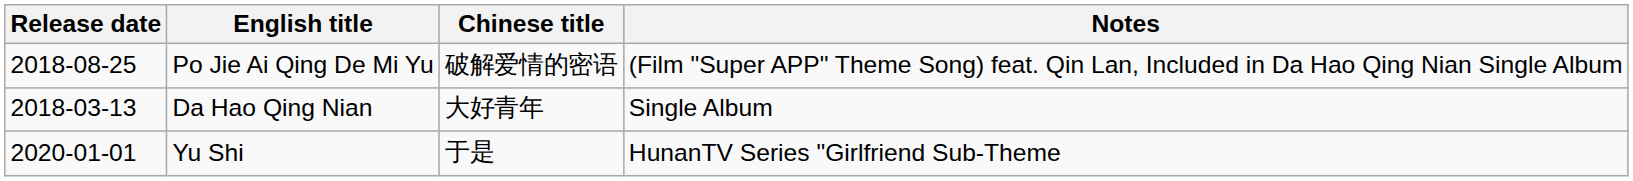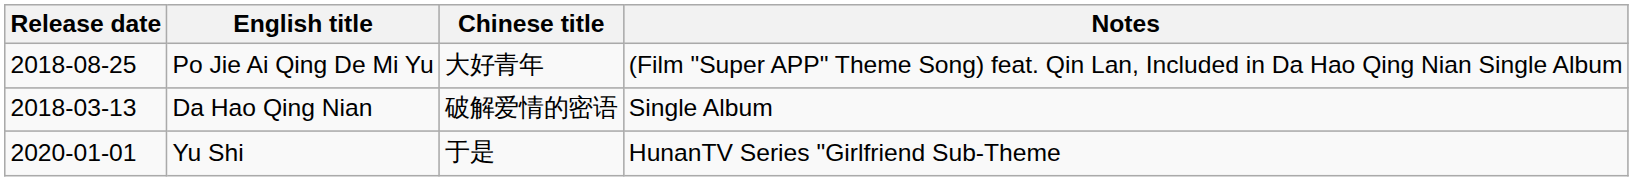(531, 64) 破解爱情的密语 -> (494, 64) 大好青年
(494, 108) 大好青年 -> (531, 108) 破解爱情的密语
